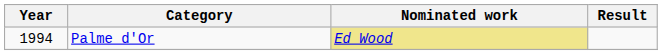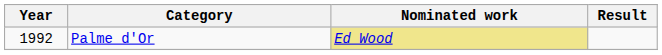(36, 39) 1994 -> (36, 39) 1992
